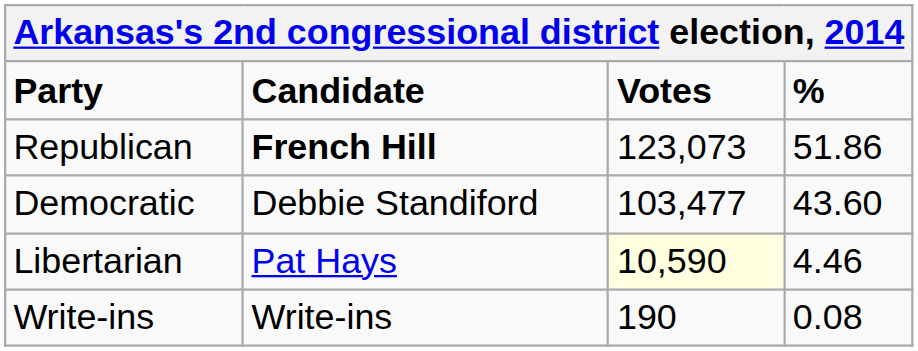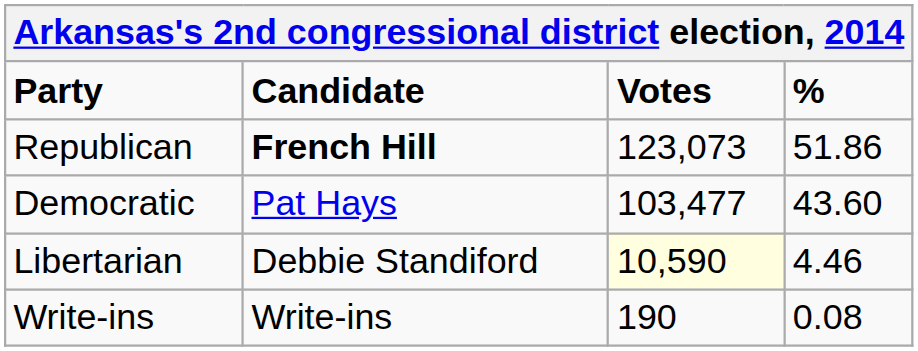(395, 203) Debbie Standiford -> (324, 203) Pat Hays
(324, 260) Pat Hays -> (395, 260) Debbie Standiford
